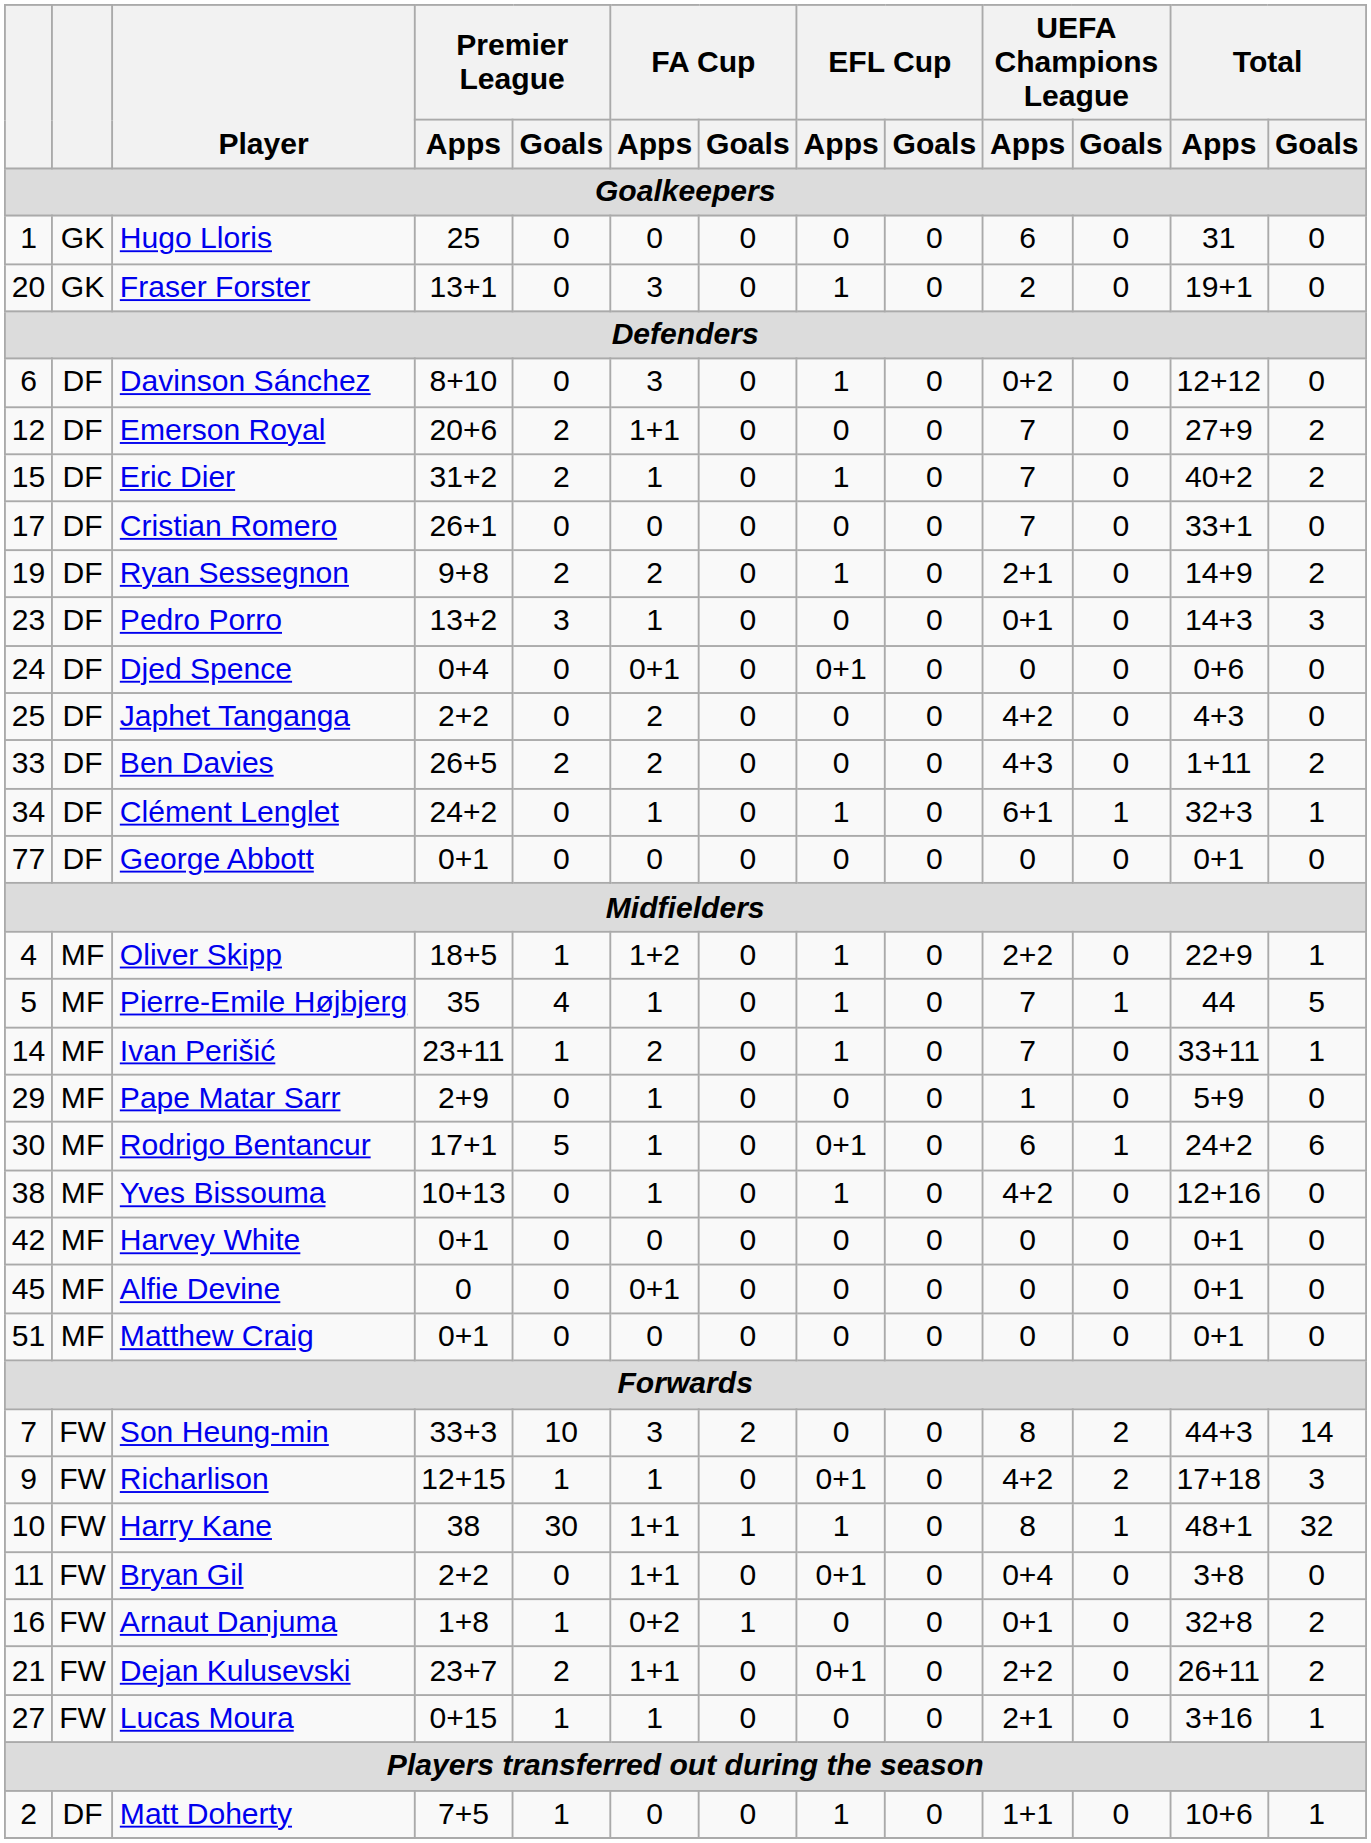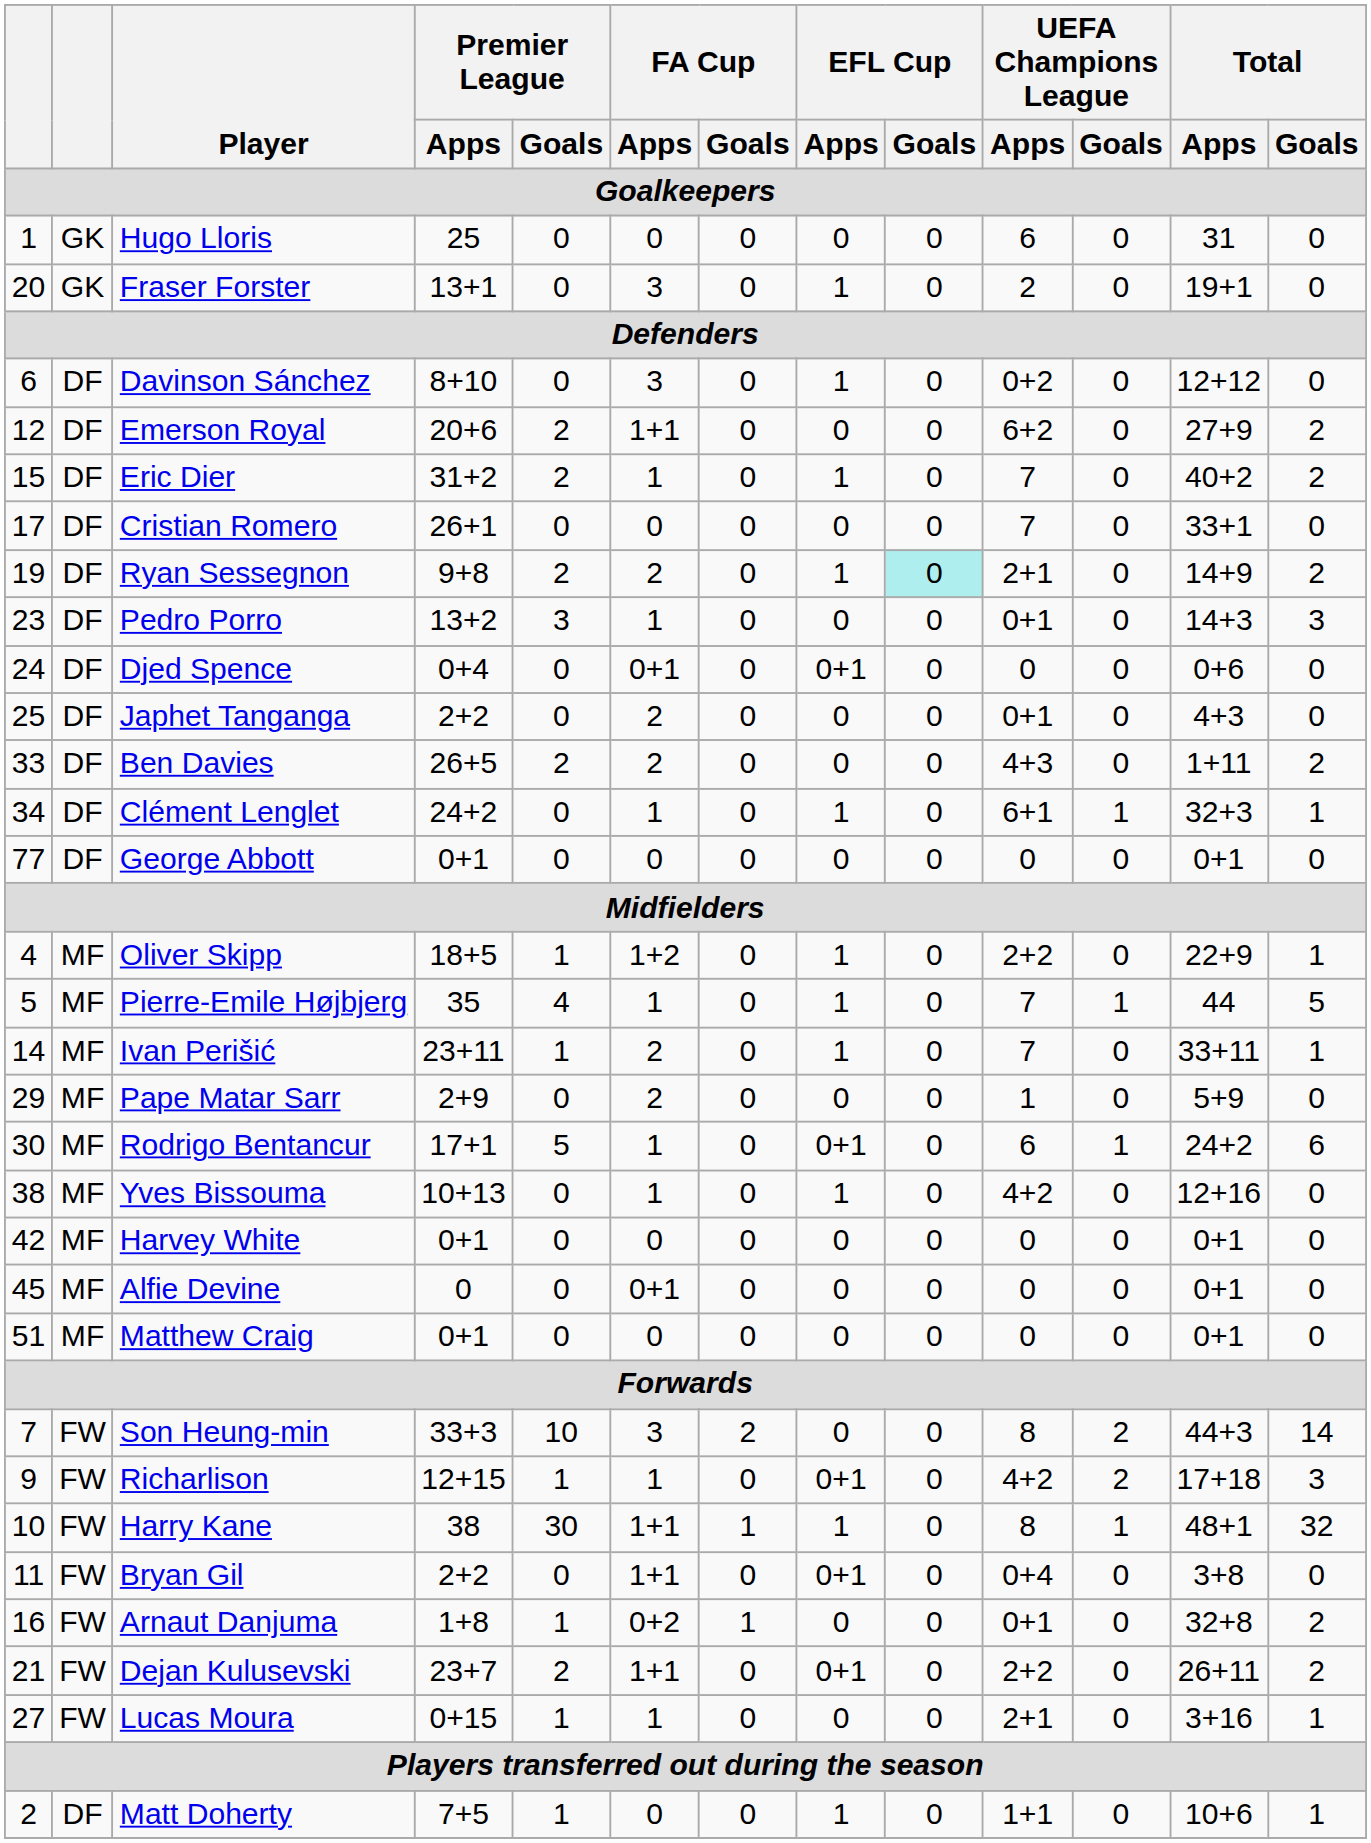(1028, 429) 7 -> (1028, 429) 6+2
(934, 573) no background -> (934, 573) paleturquoise background
(1028, 716) 4+2 -> (1028, 716) 0+1
(655, 1097) 1 -> (655, 1097) 2
